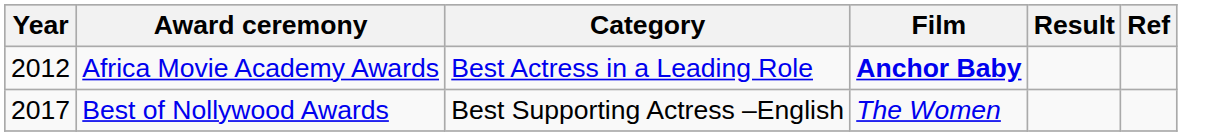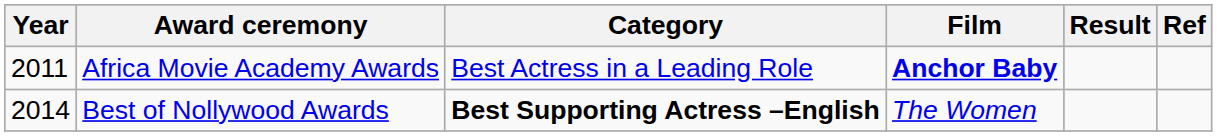(40, 67) 2012 -> (40, 67) 2011
(40, 109) 2017 -> (40, 109) 2014
(648, 109) normal -> (666, 109) bold
